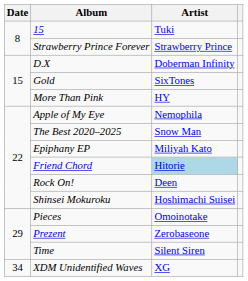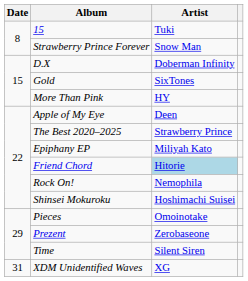(193, 47) Strawberry Prince -> (178, 47) Snow Man
(178, 115) Nemophila -> (166, 115) Deen
(178, 132) Snow Man -> (193, 132) Strawberry Prince
(166, 183) Deen -> (178, 183) Nemophila
(18, 268) 34 -> (18, 268) 31
